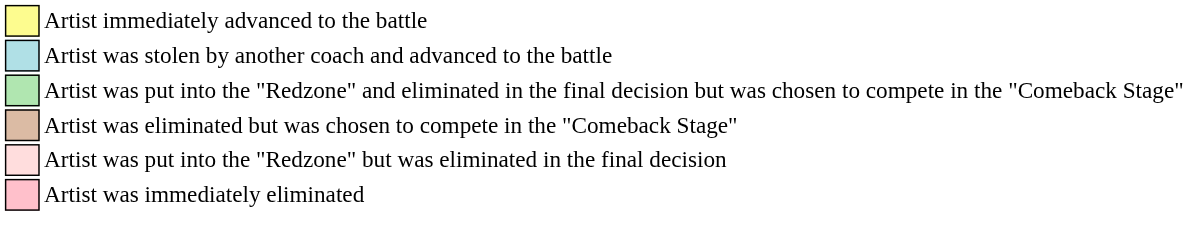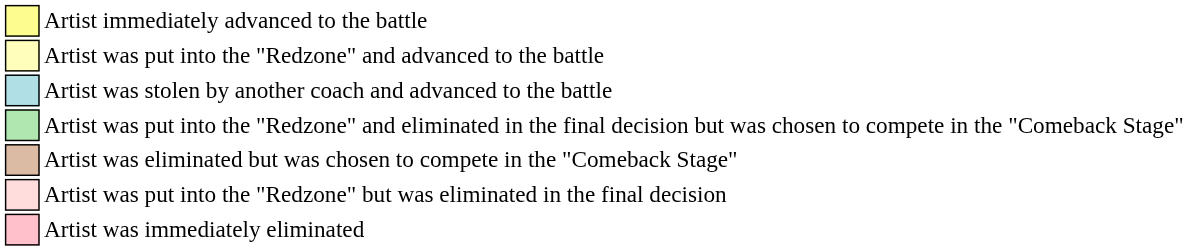+ row: (324, 55)
